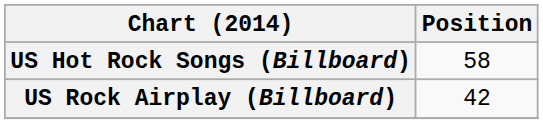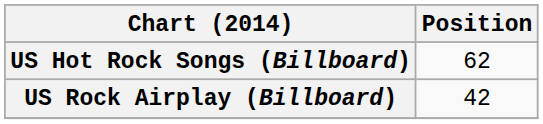(477, 61) 58 -> (477, 61) 62
